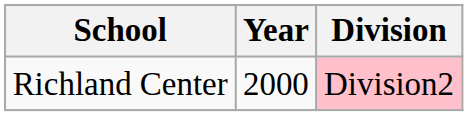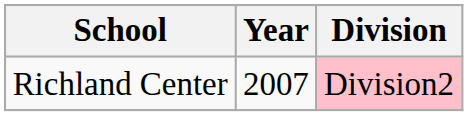(276, 82) 2000 -> (276, 82) 2007
